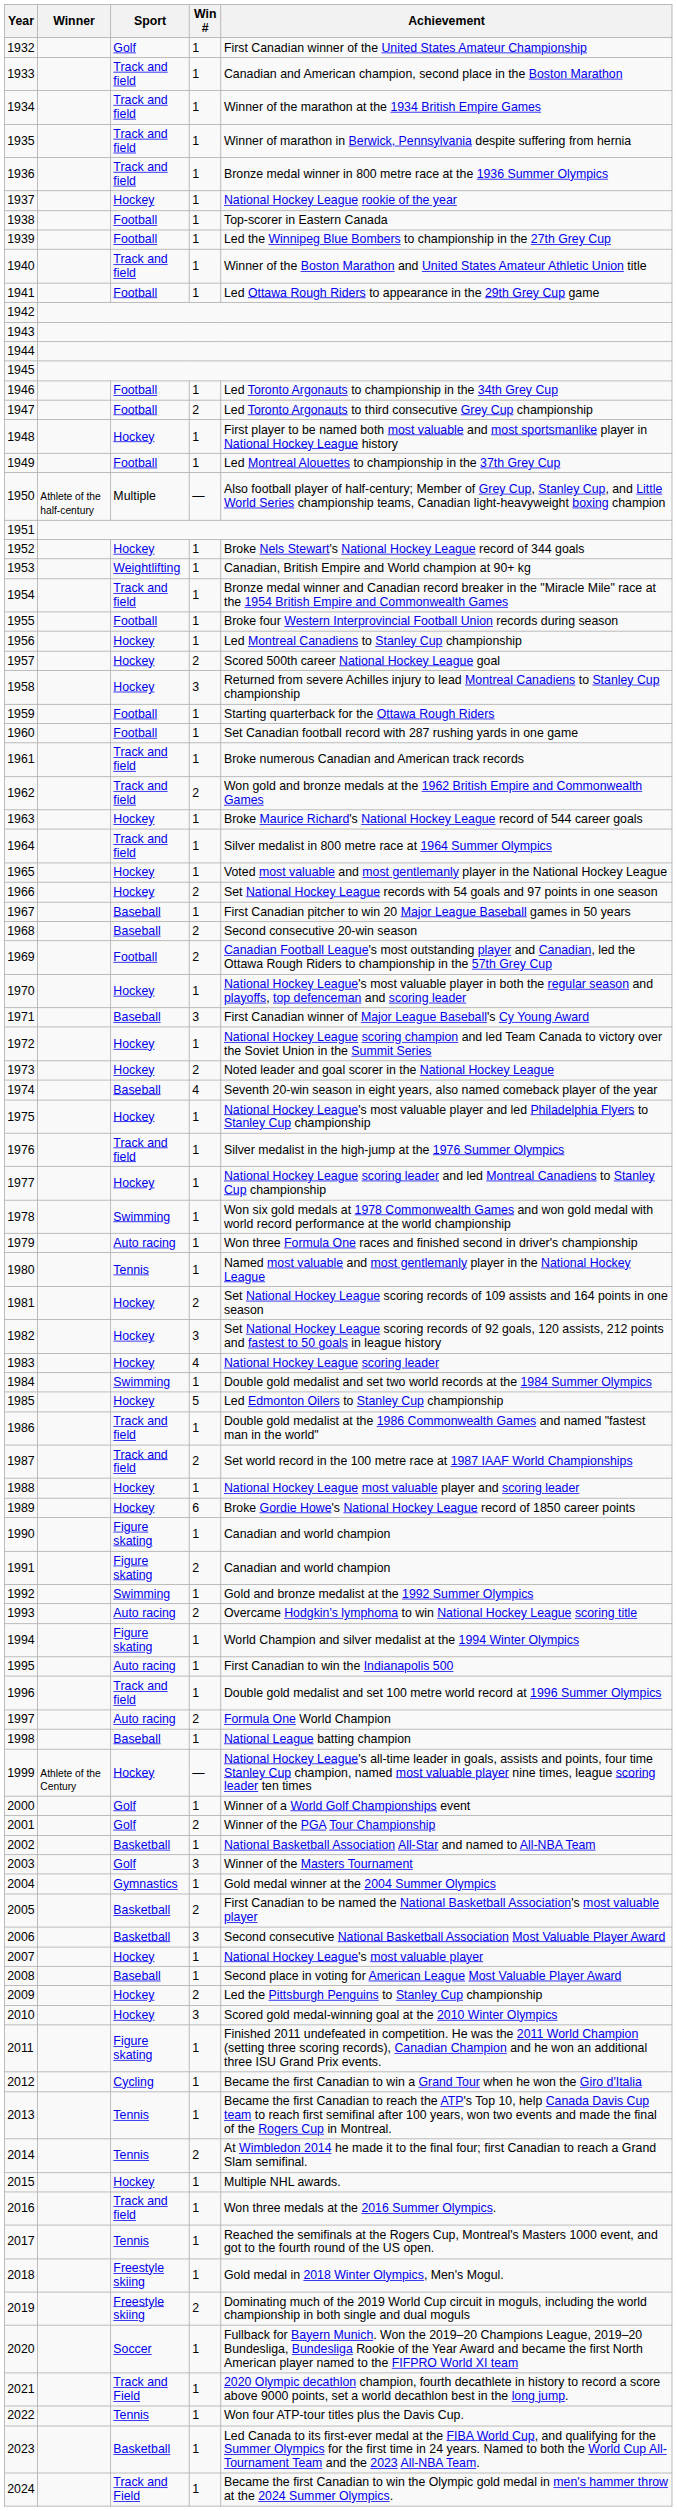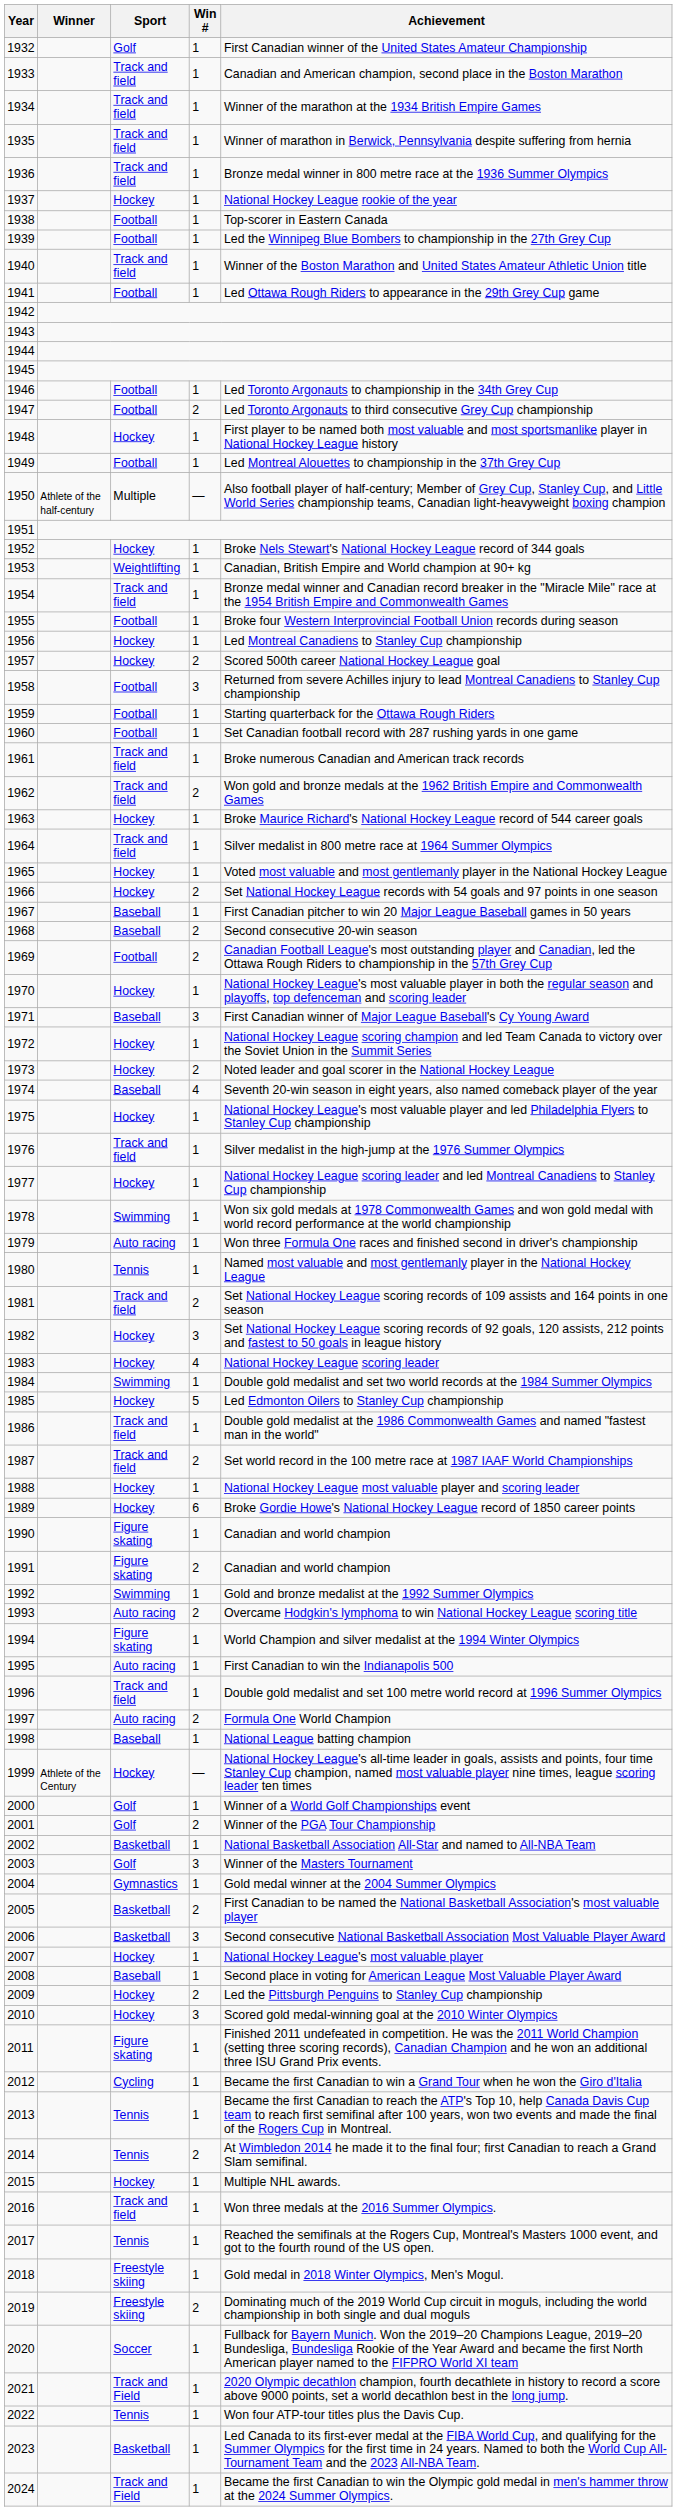(134, 687) Hockey -> (135, 687) Football
(134, 1303) Hockey -> (141, 1303) Track and field
